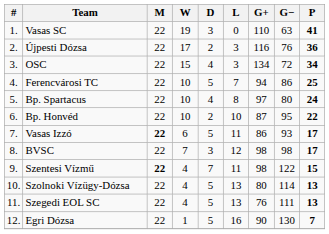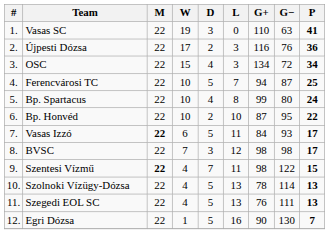(287, 82) 86 -> (287, 82) 87
(261, 99) 97 -> (261, 99) 99
(261, 133) 86 -> (261, 133) 84
(261, 185) 80 -> (261, 185) 78
